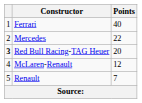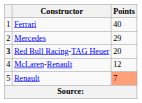(117, 37) 22 -> (117, 37) 29
(115, 78) no background -> (115, 78) lightsalmon background
